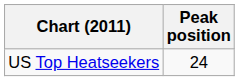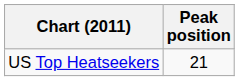(199, 62) 24 -> (199, 62) 21
